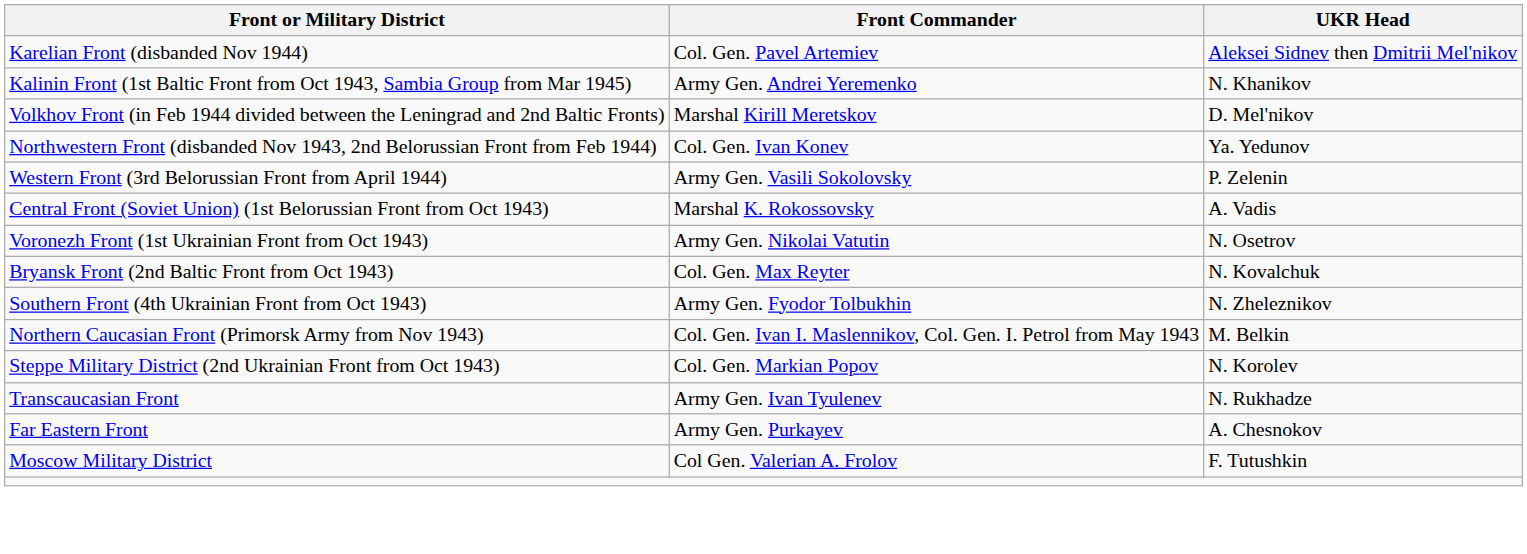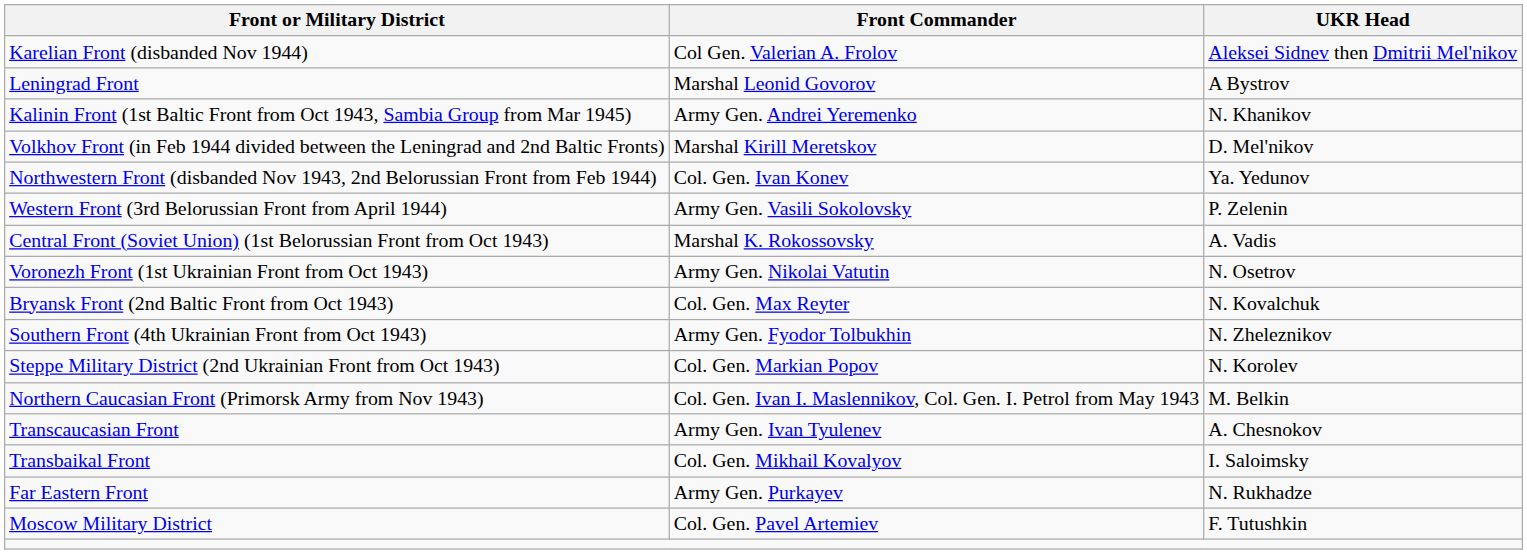(776, 51) Col. Gen. Pavel Artemiev -> (785, 51) Col Gen. Valerian A. Frolov
+ row: (74, 83)
rows swapped: (254, 366) <-> (246, 334)
(1260, 397) N. Rukhadze -> (1265, 429) A. Chesnokov
+ row: (80, 460)
(1265, 429) A. Chesnokov -> (1260, 492) N. Rukhadze
(785, 460) Col Gen. Valerian A. Frolov -> (776, 523) Col. Gen. Pavel Artemiev
